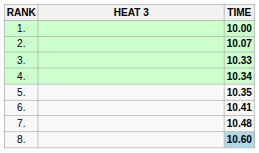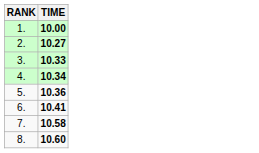- column: (131, 13)
(239, 45) 10.07 -> (53, 45) 10.27
(239, 92) 10.35 -> (53, 92) 10.36
(239, 124) 10.48 -> (53, 124) 10.58
(239, 140) lightblue background -> (53, 140) no background
